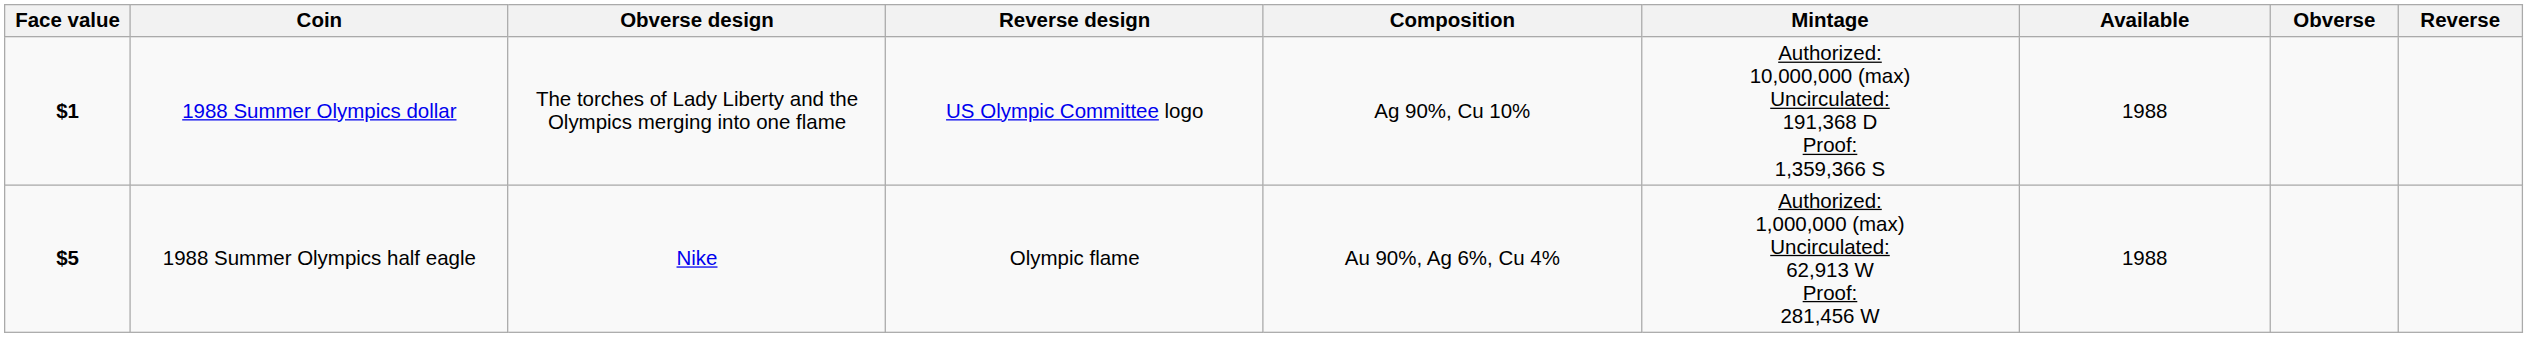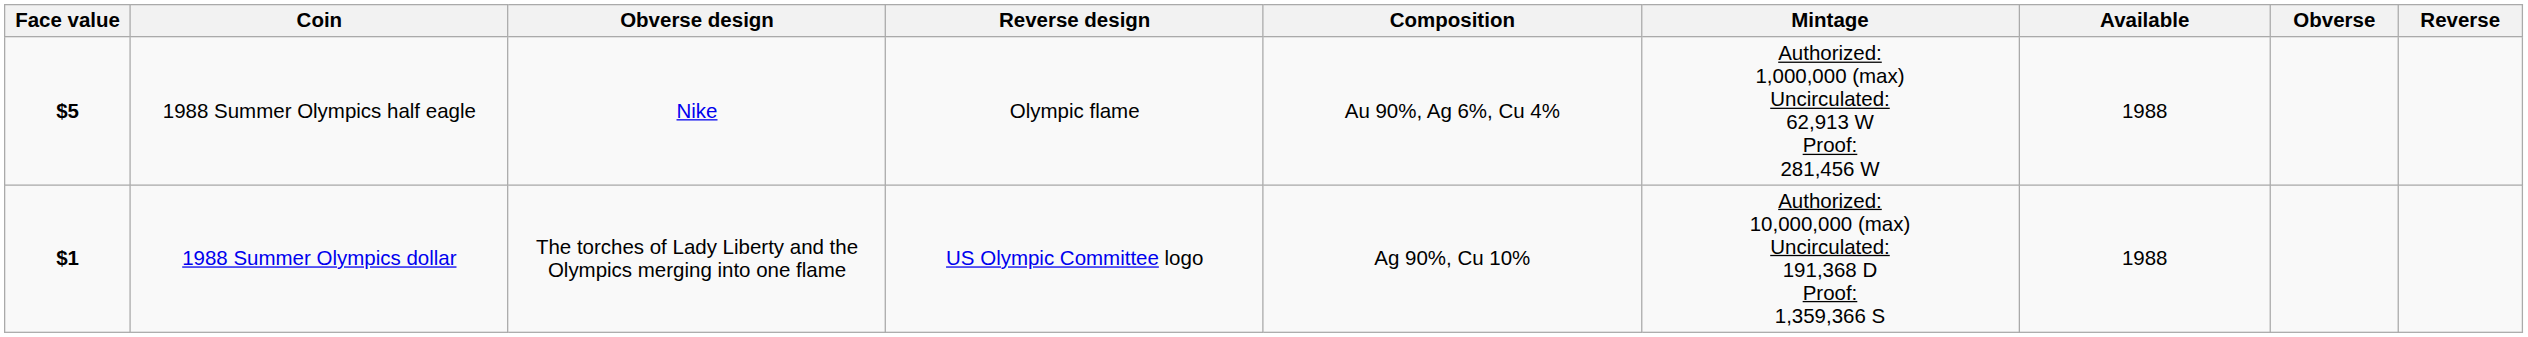rows swapped: (319, 110) <-> (319, 258)
